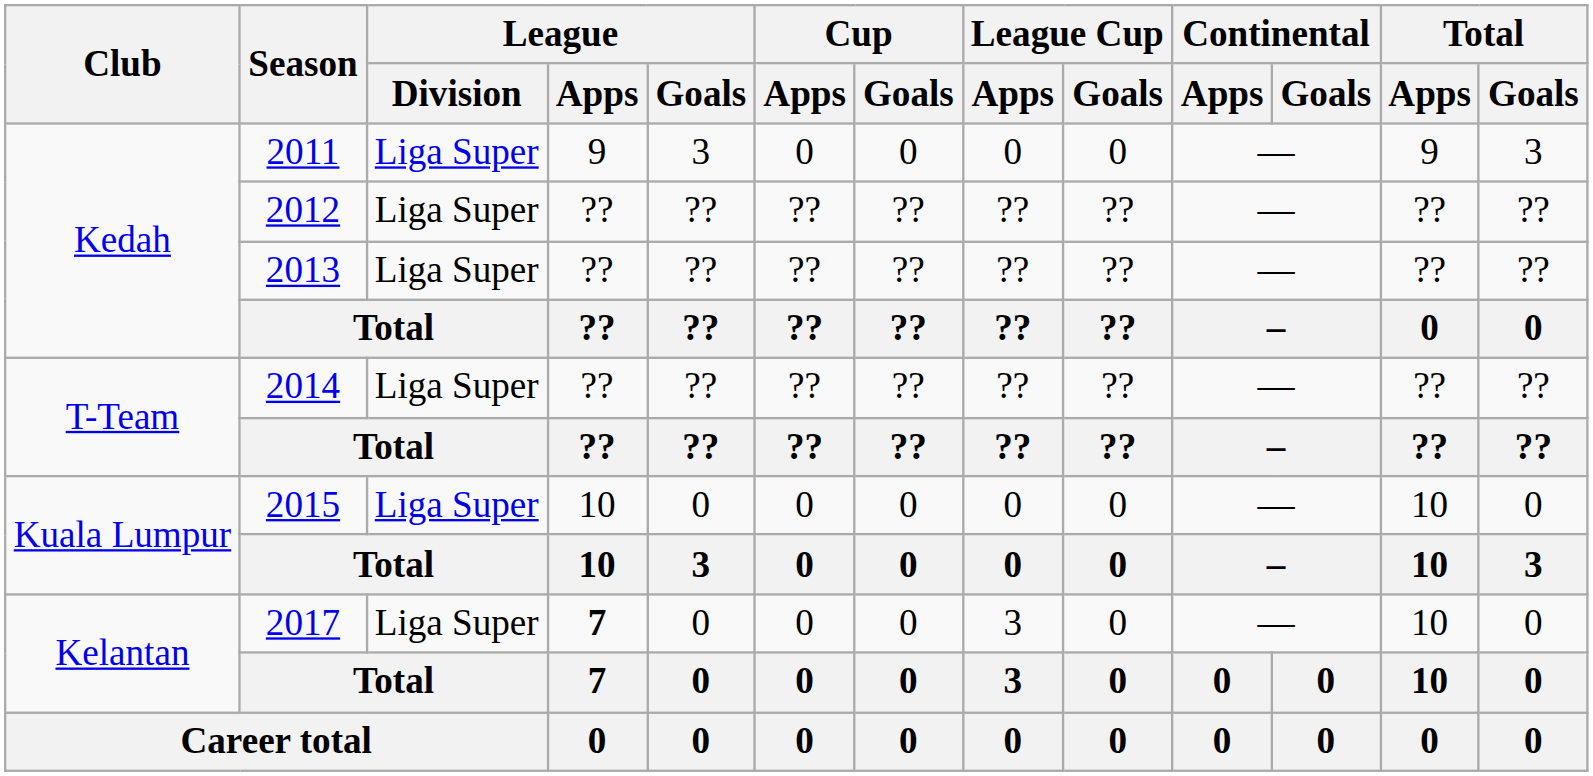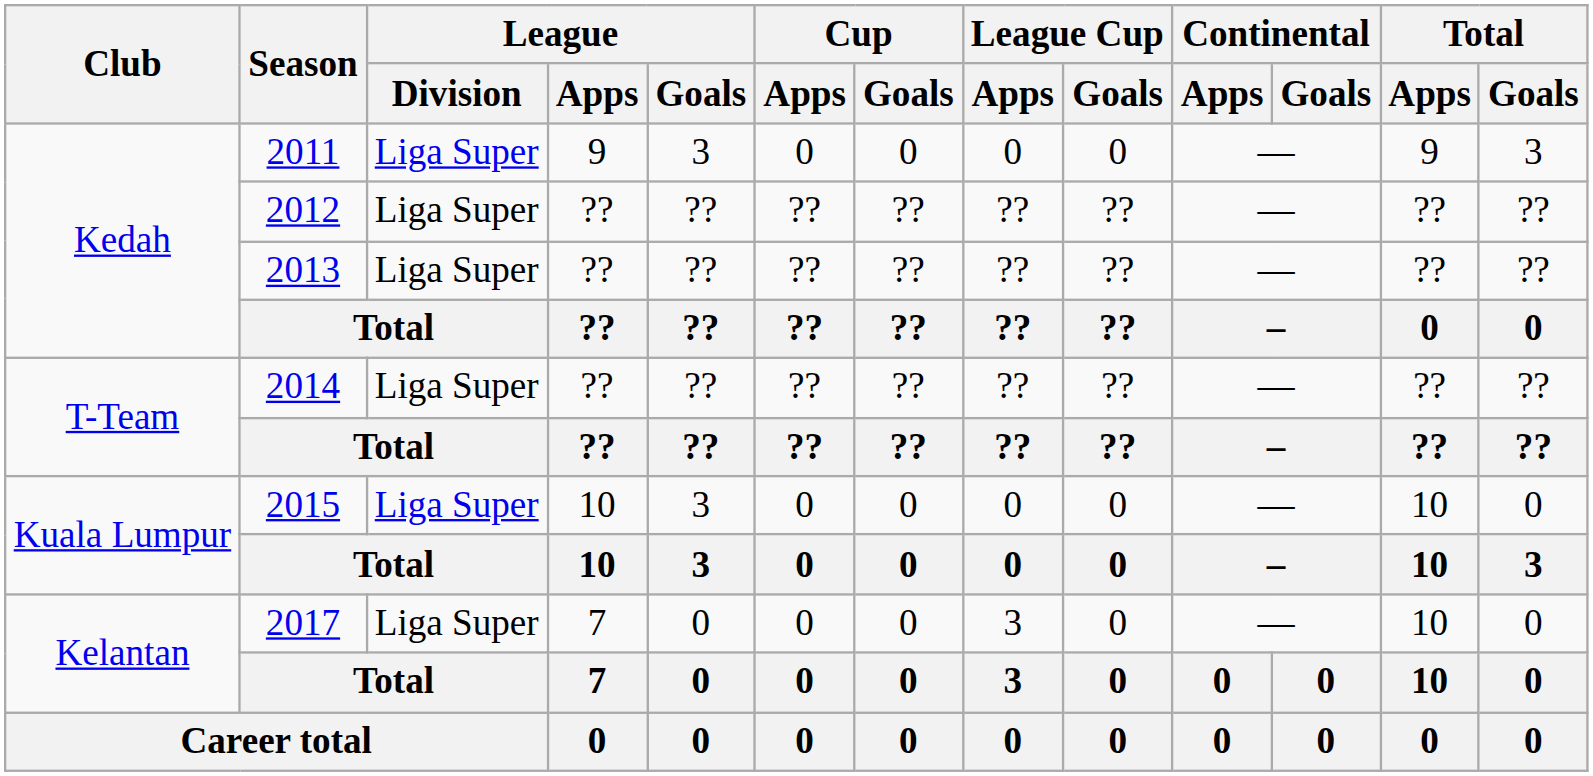(701, 504) 0 -> (701, 504) 3
(597, 622) bold -> (597, 622) normal
